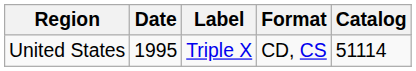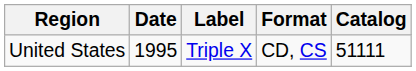(361, 50) 51114 -> (360, 50) 51111
